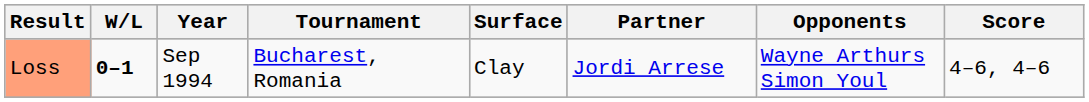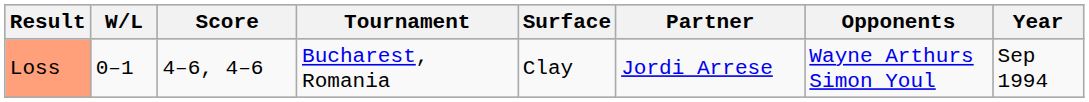columns swapped: (203, 22) <-> (1014, 22)
(115, 68) bold -> (115, 68) normal
